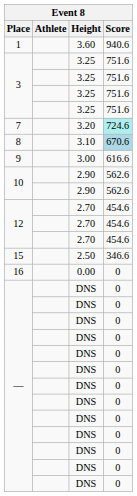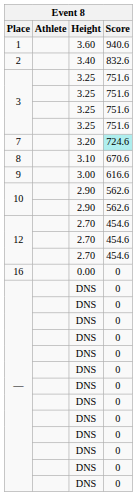+ row: (18, 61)
(118, 142) lightblue background -> (118, 158) no background
- row: (18, 256)
